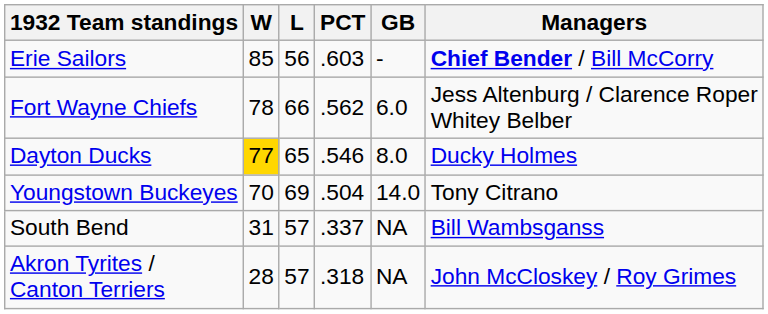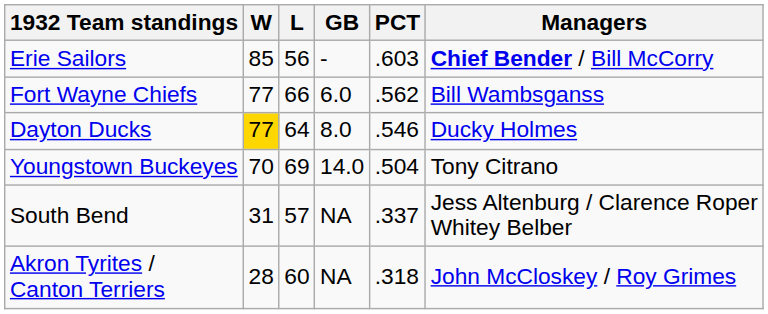columns swapped: (343, 22) <-> (398, 22)
(261, 107) 78 -> (261, 94) 77
(594, 107) Jess Altenburg / Clarence Roper Whitey Belber -> (517, 94) Bill Wambsganss
(297, 156) 65 -> (297, 130) 64
(517, 228) Bill Wambsganss -> (594, 215) Jess Altenburg / Clarence Roper Whitey Belber
(297, 277) 57 -> (297, 277) 60
